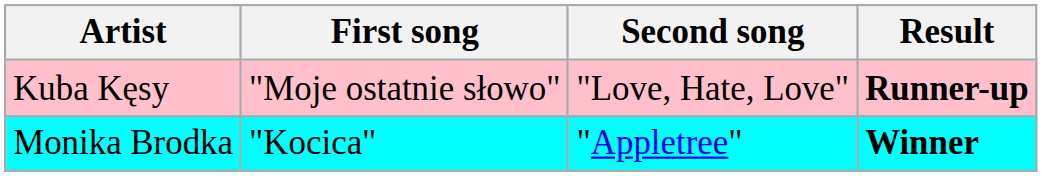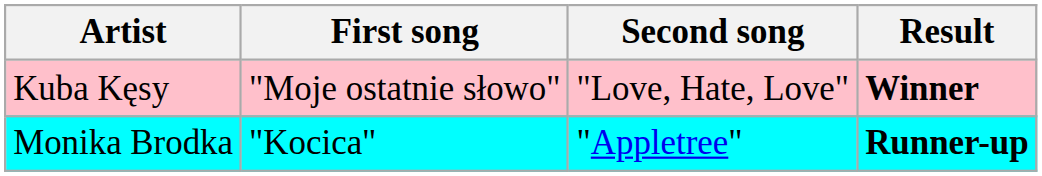(947, 87) Runner-up -> (922, 87) Winner
(922, 142) Winner -> (947, 142) Runner-up
